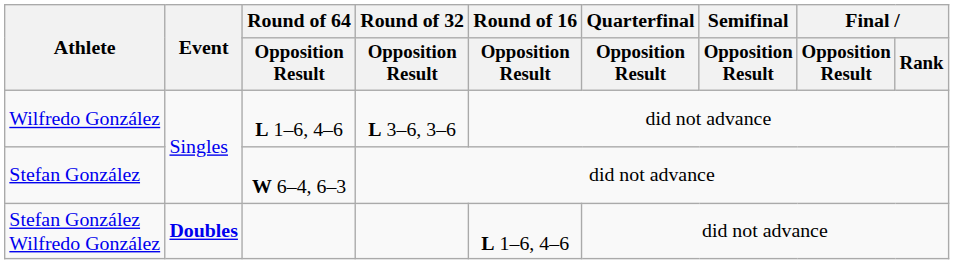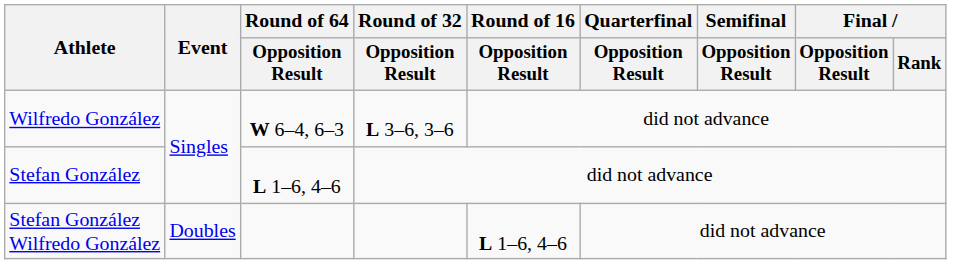(299, 130) L 1–6, 4–6 -> (297, 130) W 6–4, 6–3
(299, 186) W 6–4, 6–3 -> (297, 186) L 1–6, 4–6
(204, 231) bold -> (203, 231) normal
